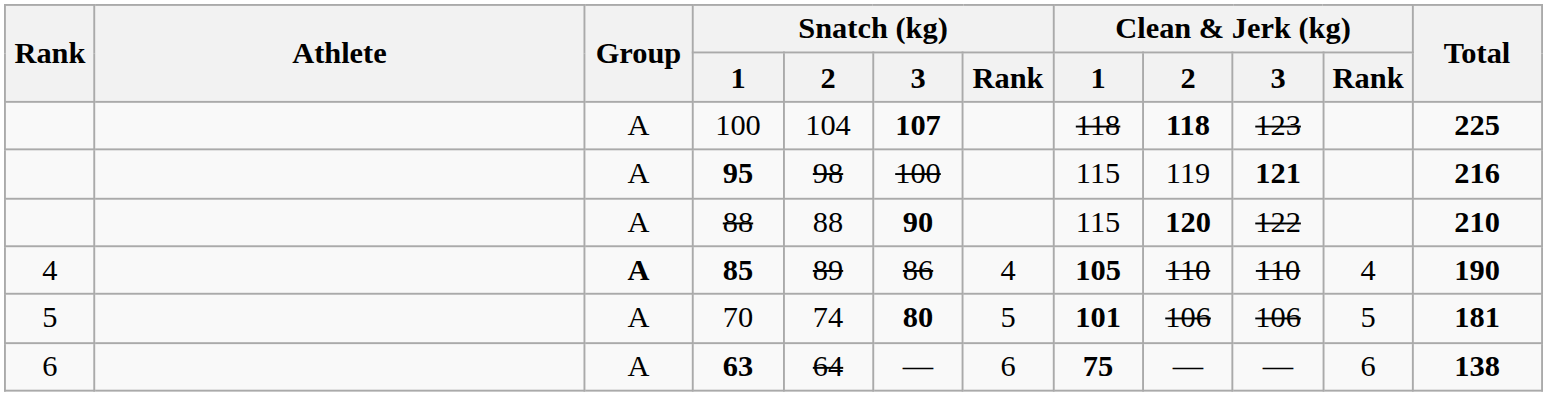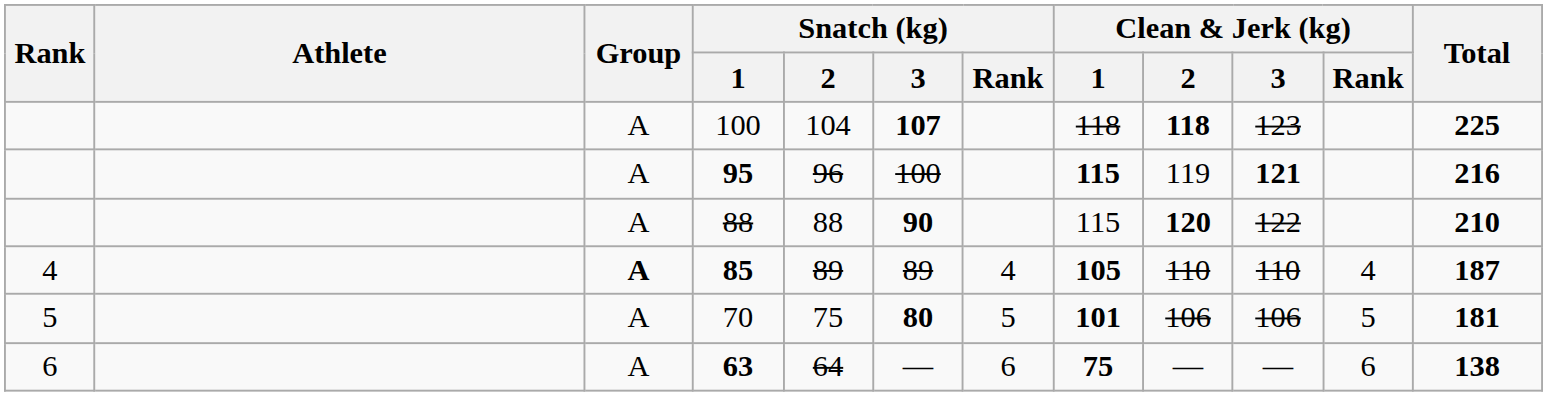(828, 173) 98 -> (828, 173) 96
(1098, 173) normal -> (1098, 173) bold
(918, 269) 86 -> (918, 269) 89
(1477, 269) 190 -> (1477, 269) 187
(828, 317) 74 -> (828, 317) 75
